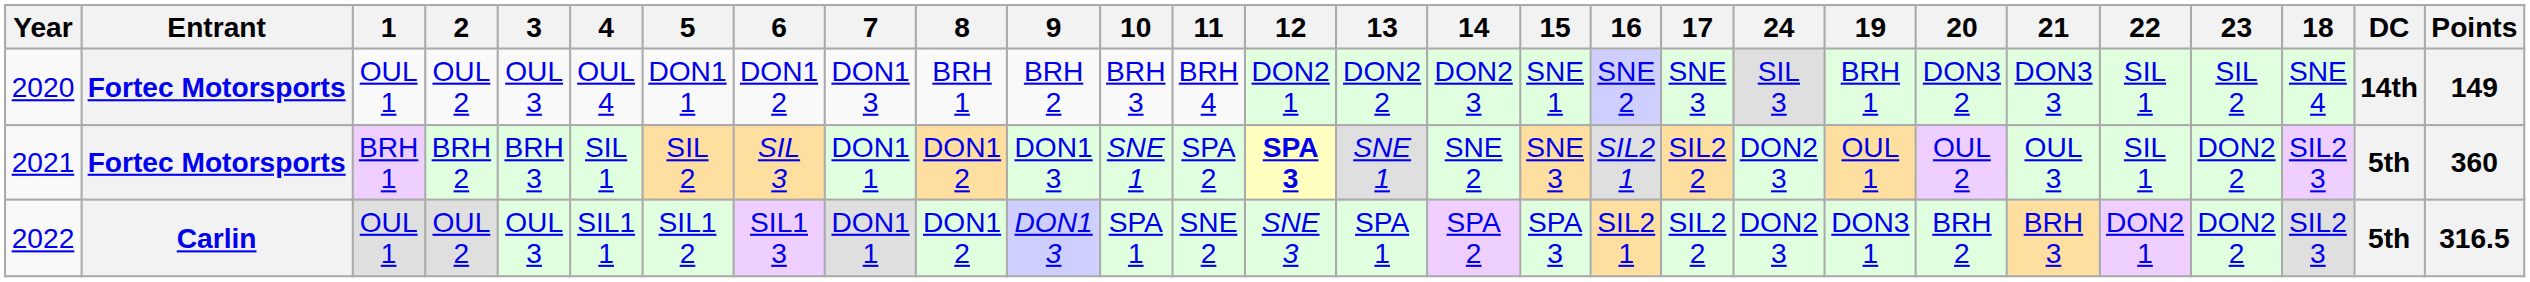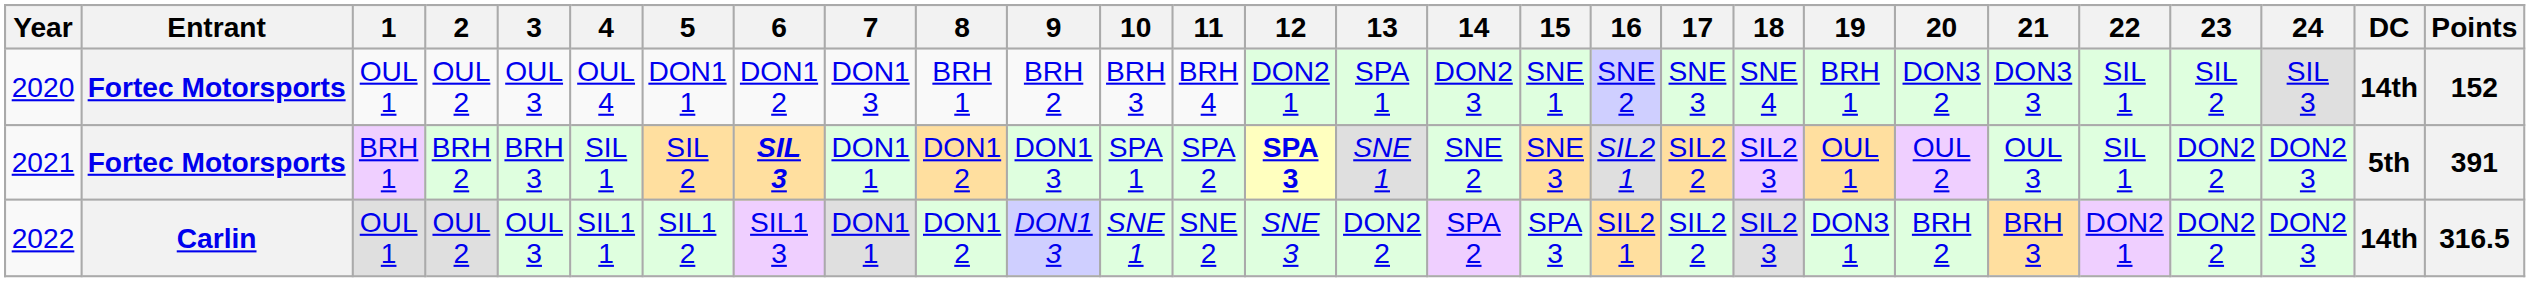columns swapped: (2318, 27) <-> (1779, 27)
(1382, 87) DON2 2 -> (1382, 87) SPA 1
(2474, 87) 149 -> (2474, 87) 152
(779, 162) normal -> (779, 162) bold
(1136, 162) SNE 1 -> (1136, 162) SPA 1
(2474, 162) 360 -> (2474, 162) 391
(1136, 238) SPA 1 -> (1136, 238) SNE 1
(1382, 238) SPA 1 -> (1382, 238) DON2 2
(2389, 238) 5th -> (2389, 238) 14th
